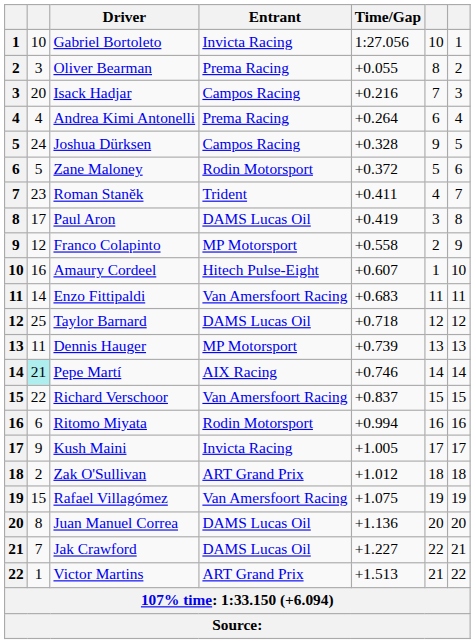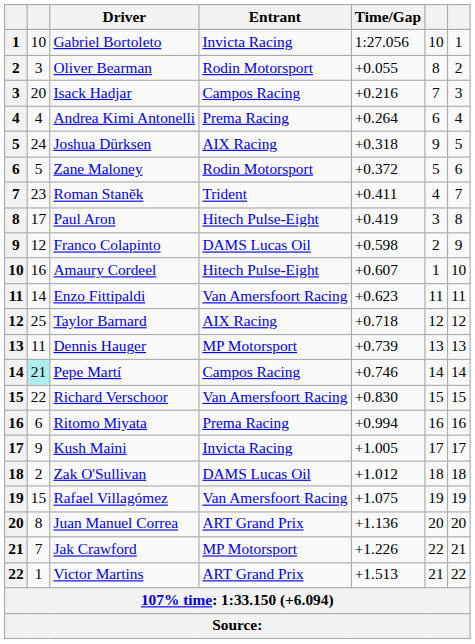(246, 67) Prema Racing -> (258, 67) Rodin Motorsport
(251, 143) Campos Racing -> (240, 143) AIX Racing
(376, 143) +0.328 -> (376, 143) +0.318
(257, 219) DAMS Lucas Oil -> (261, 219) Hitech Pulse-Eight
(250, 244) MP Motorsport -> (257, 244) DAMS Lucas Oil
(376, 244) +0.558 -> (376, 244) +0.598
(376, 295) +0.683 -> (376, 295) +0.623
(257, 321) DAMS Lucas Oil -> (240, 321) AIX Racing
(240, 371) AIX Racing -> (251, 371) Campos Racing
(376, 397) +0.837 -> (376, 397) +0.830
(258, 422) Rodin Motorsport -> (246, 422) Prema Racing
(253, 473) ART Grand Prix -> (257, 473) DAMS Lucas Oil
(257, 523) DAMS Lucas Oil -> (253, 523) ART Grand Prix
(257, 549) DAMS Lucas Oil -> (250, 549) MP Motorsport
(376, 549) +1.227 -> (376, 549) +1.226
